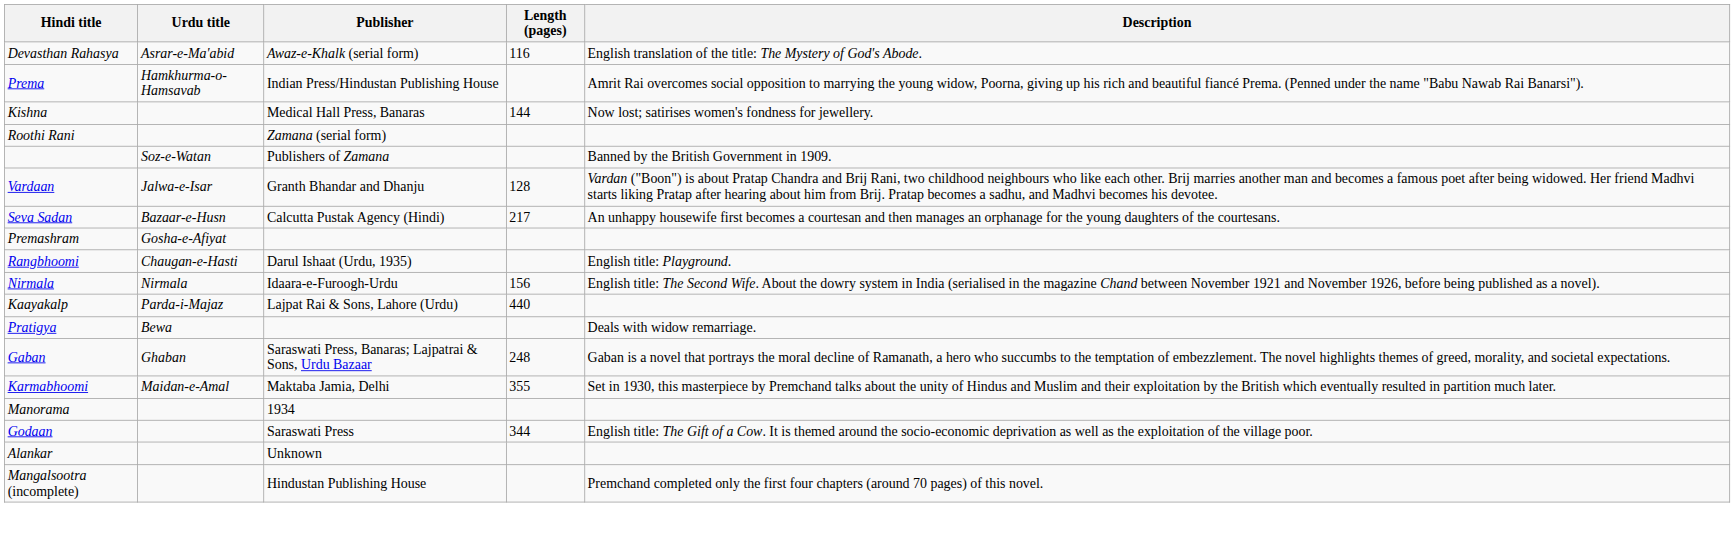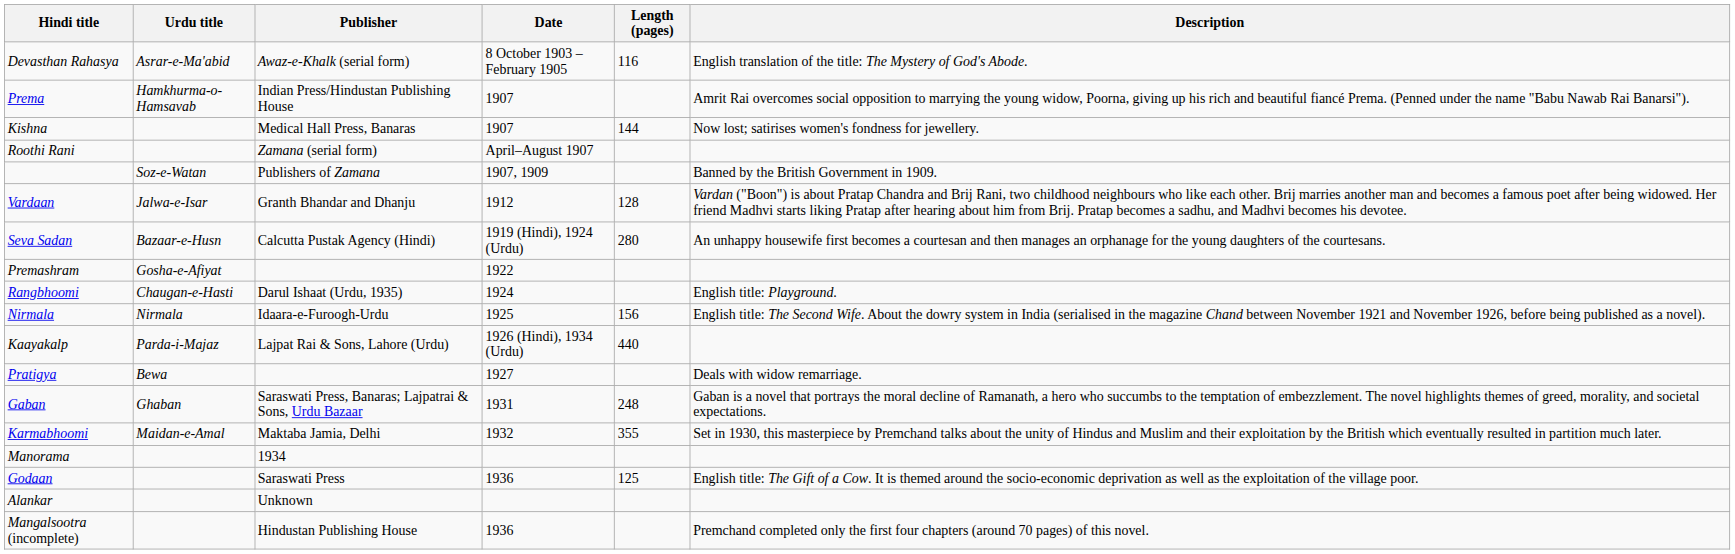+ column: (549, 23)
(520, 217) 217 -> (628, 240) 280
(520, 431) 344 -> (628, 478) 125
